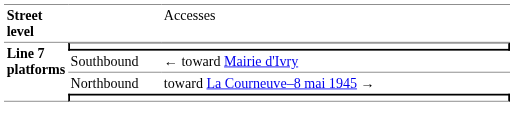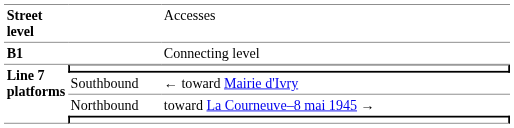+ row: (115, 54)
